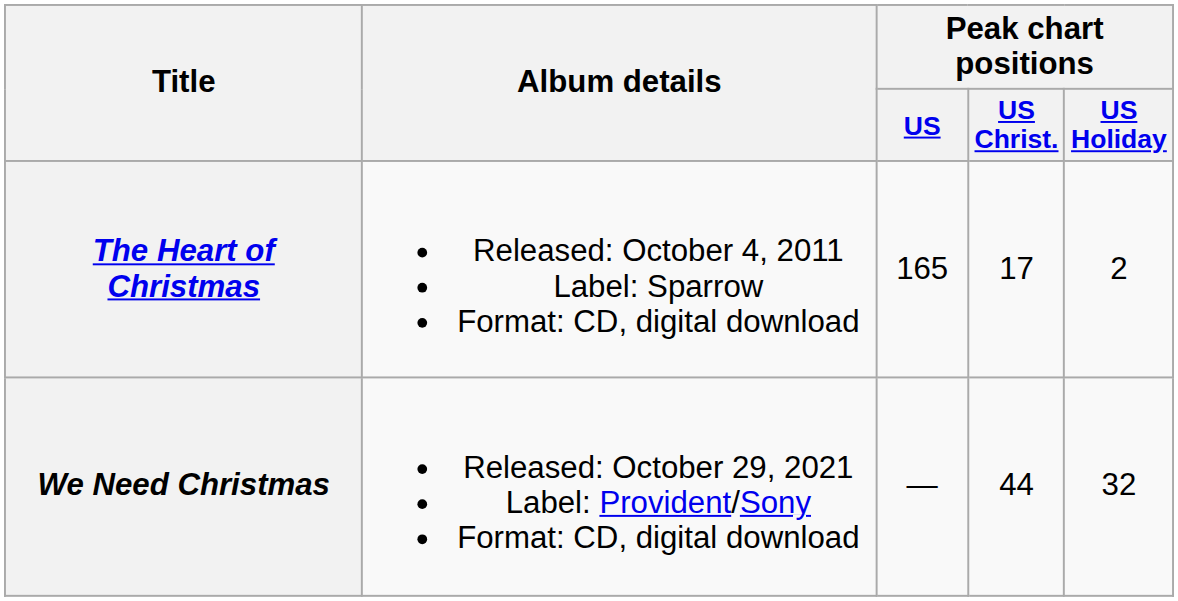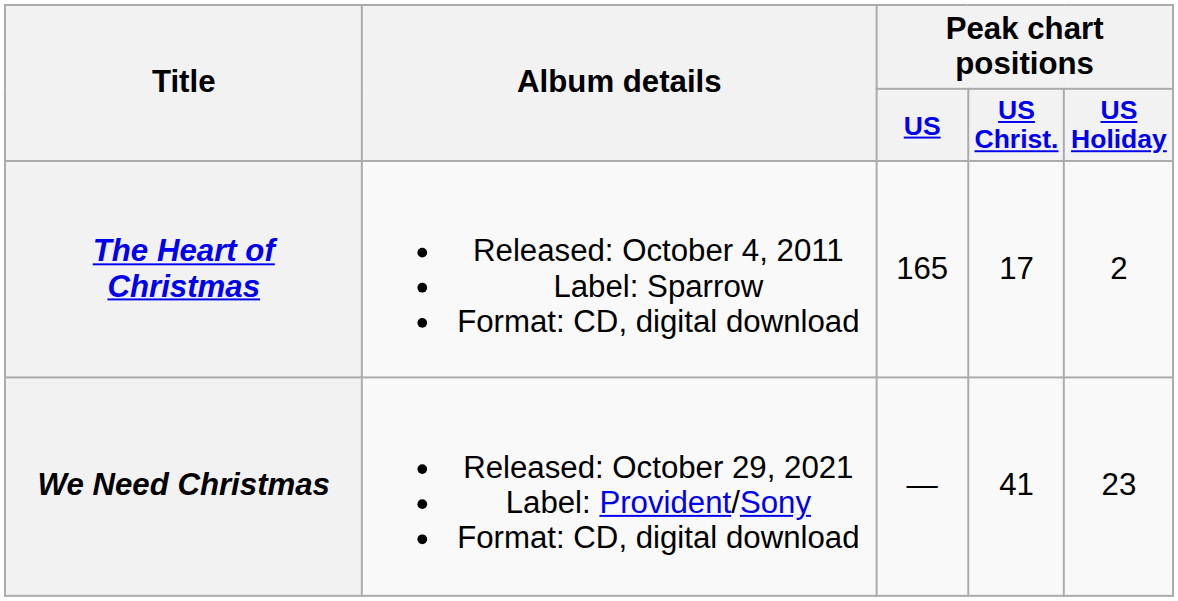(1016, 485) 44 -> (1016, 485) 41
(1119, 485) 32 -> (1119, 485) 23
